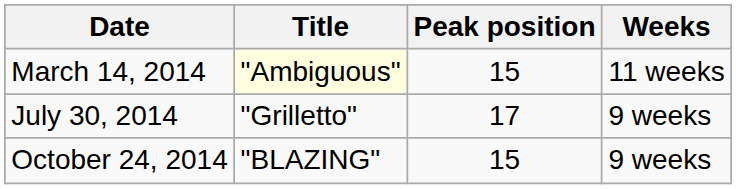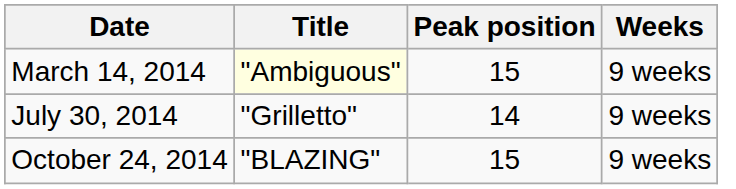(667, 71) 11 weeks -> (660, 71) 9 weeks
(504, 115) 17 -> (504, 115) 14
